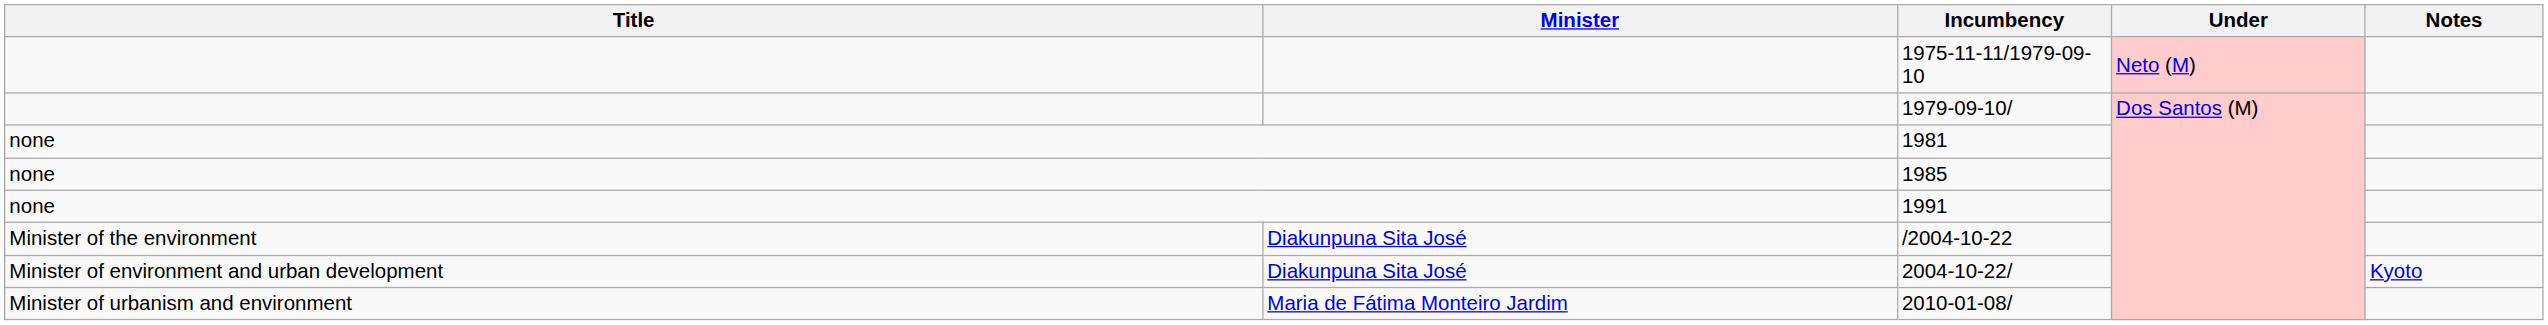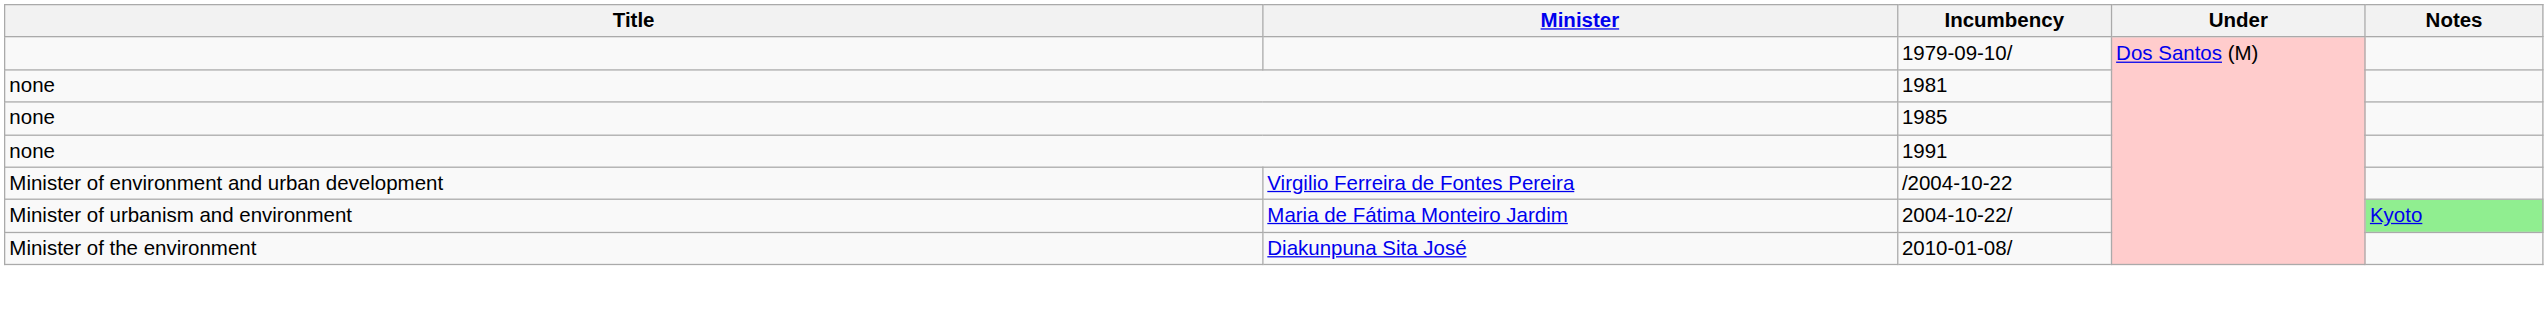- row: (1997, 64)
(133, 238) Minister of the environment -> (226, 183) Minister of environment and urban development
(1367, 238) Diakunpuna Sita José -> (1421, 183) Virgilio Ferreira de Fontes Pereira
(226, 271) Minister of environment and urban development -> (181, 215) Minister of urbanism and environment
(1367, 271) Diakunpuna Sita José -> (1418, 215) Maria de Fátima Monteiro Jardim
(2396, 271) no background -> (2396, 215) lightgreen background
(181, 303) Minister of urbanism and environment -> (133, 248) Minister of the environment
(1418, 303) Maria de Fátima Monteiro Jardim -> (1367, 248) Diakunpuna Sita José
